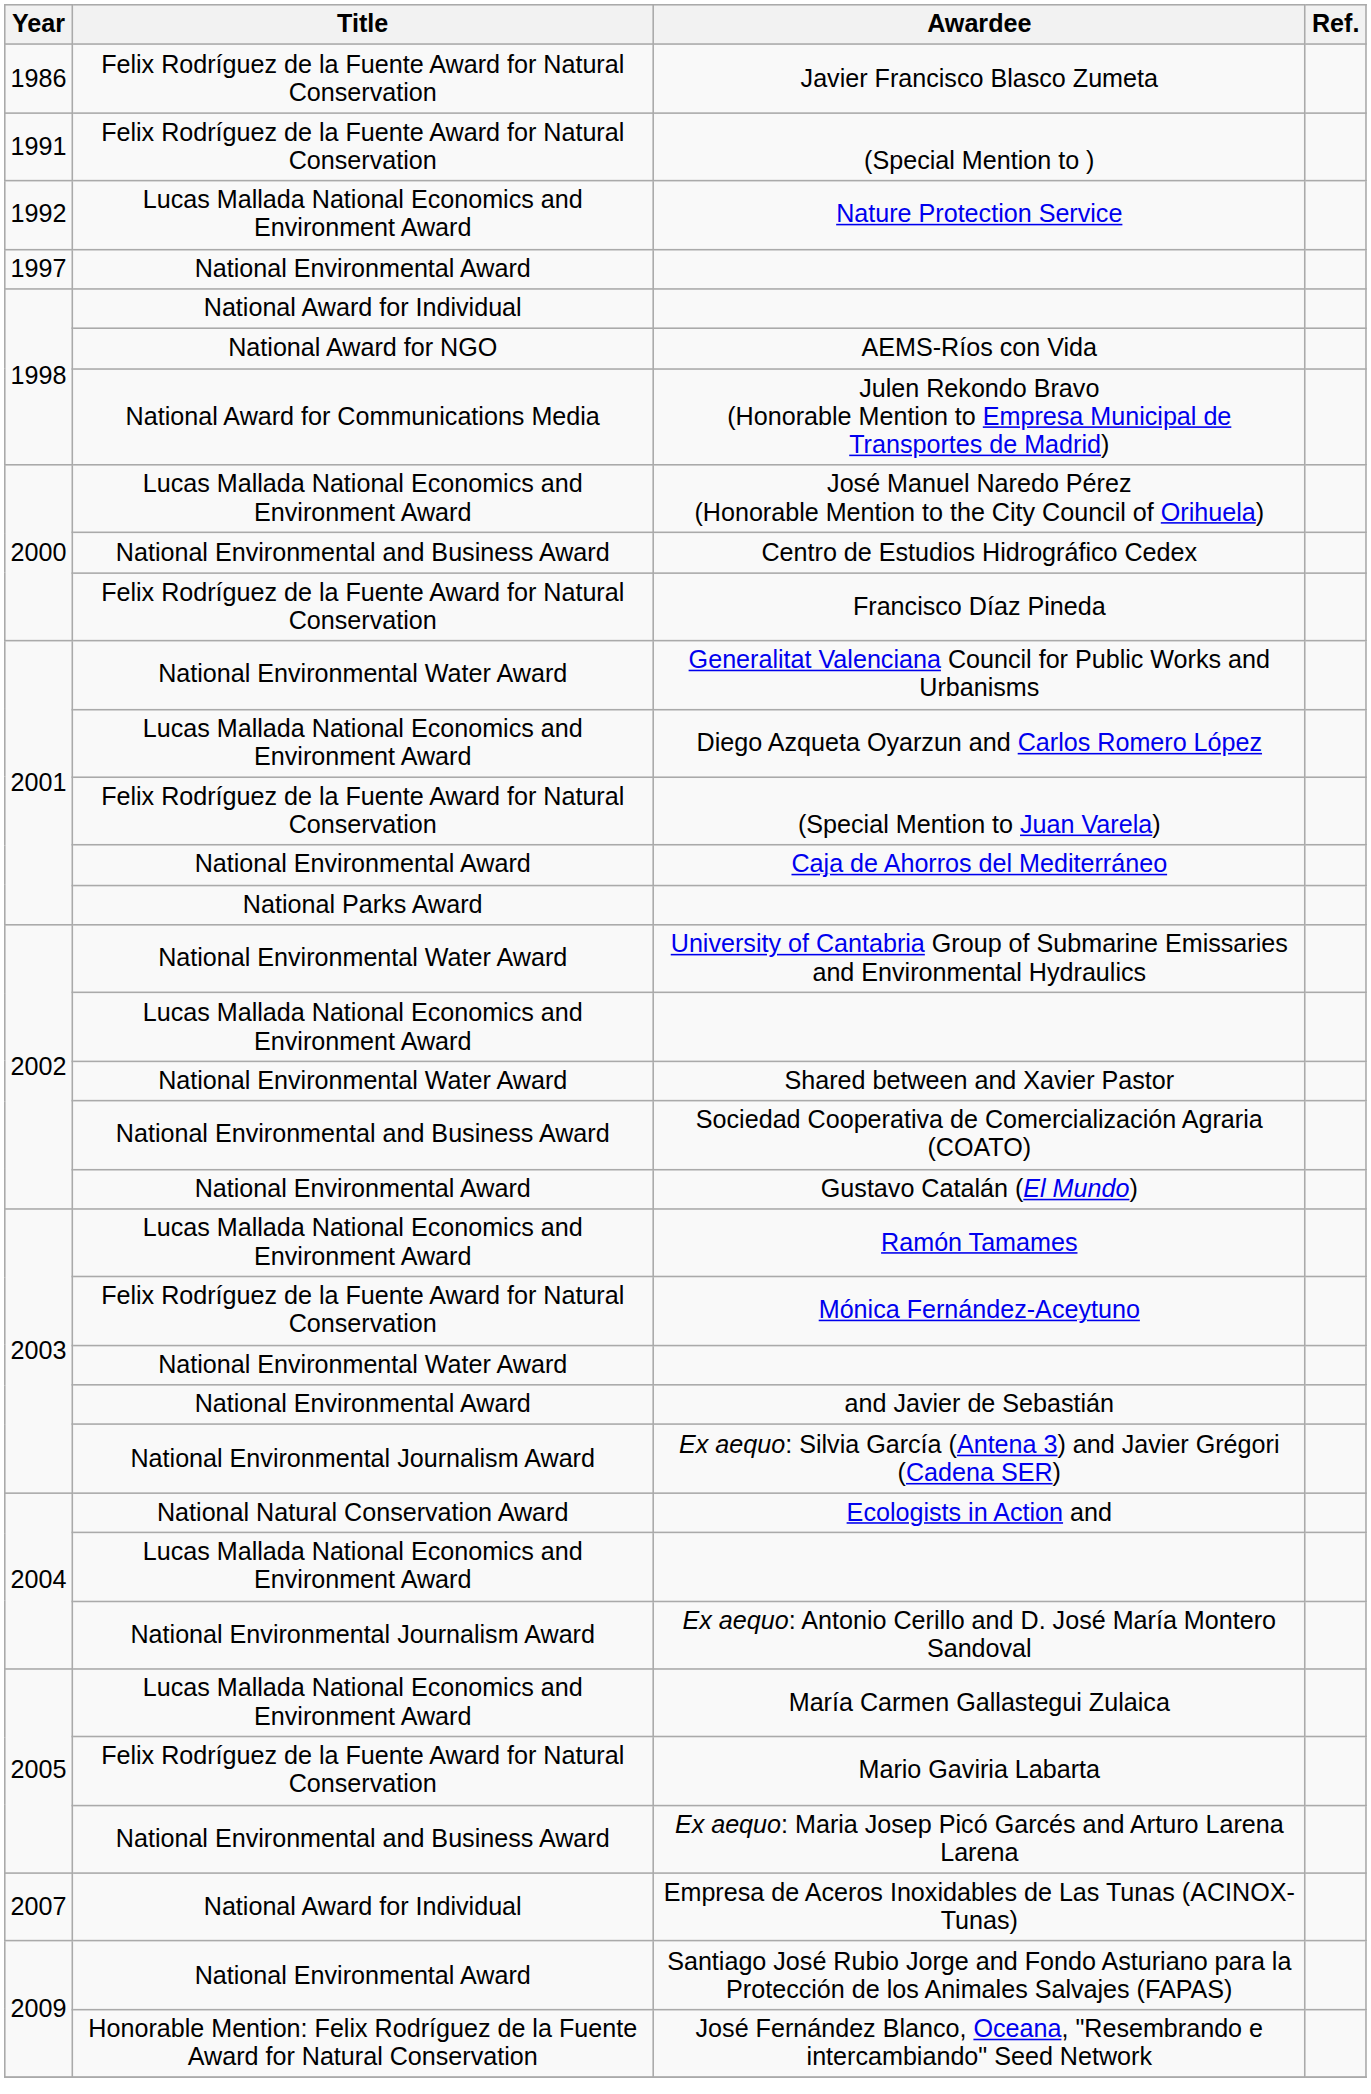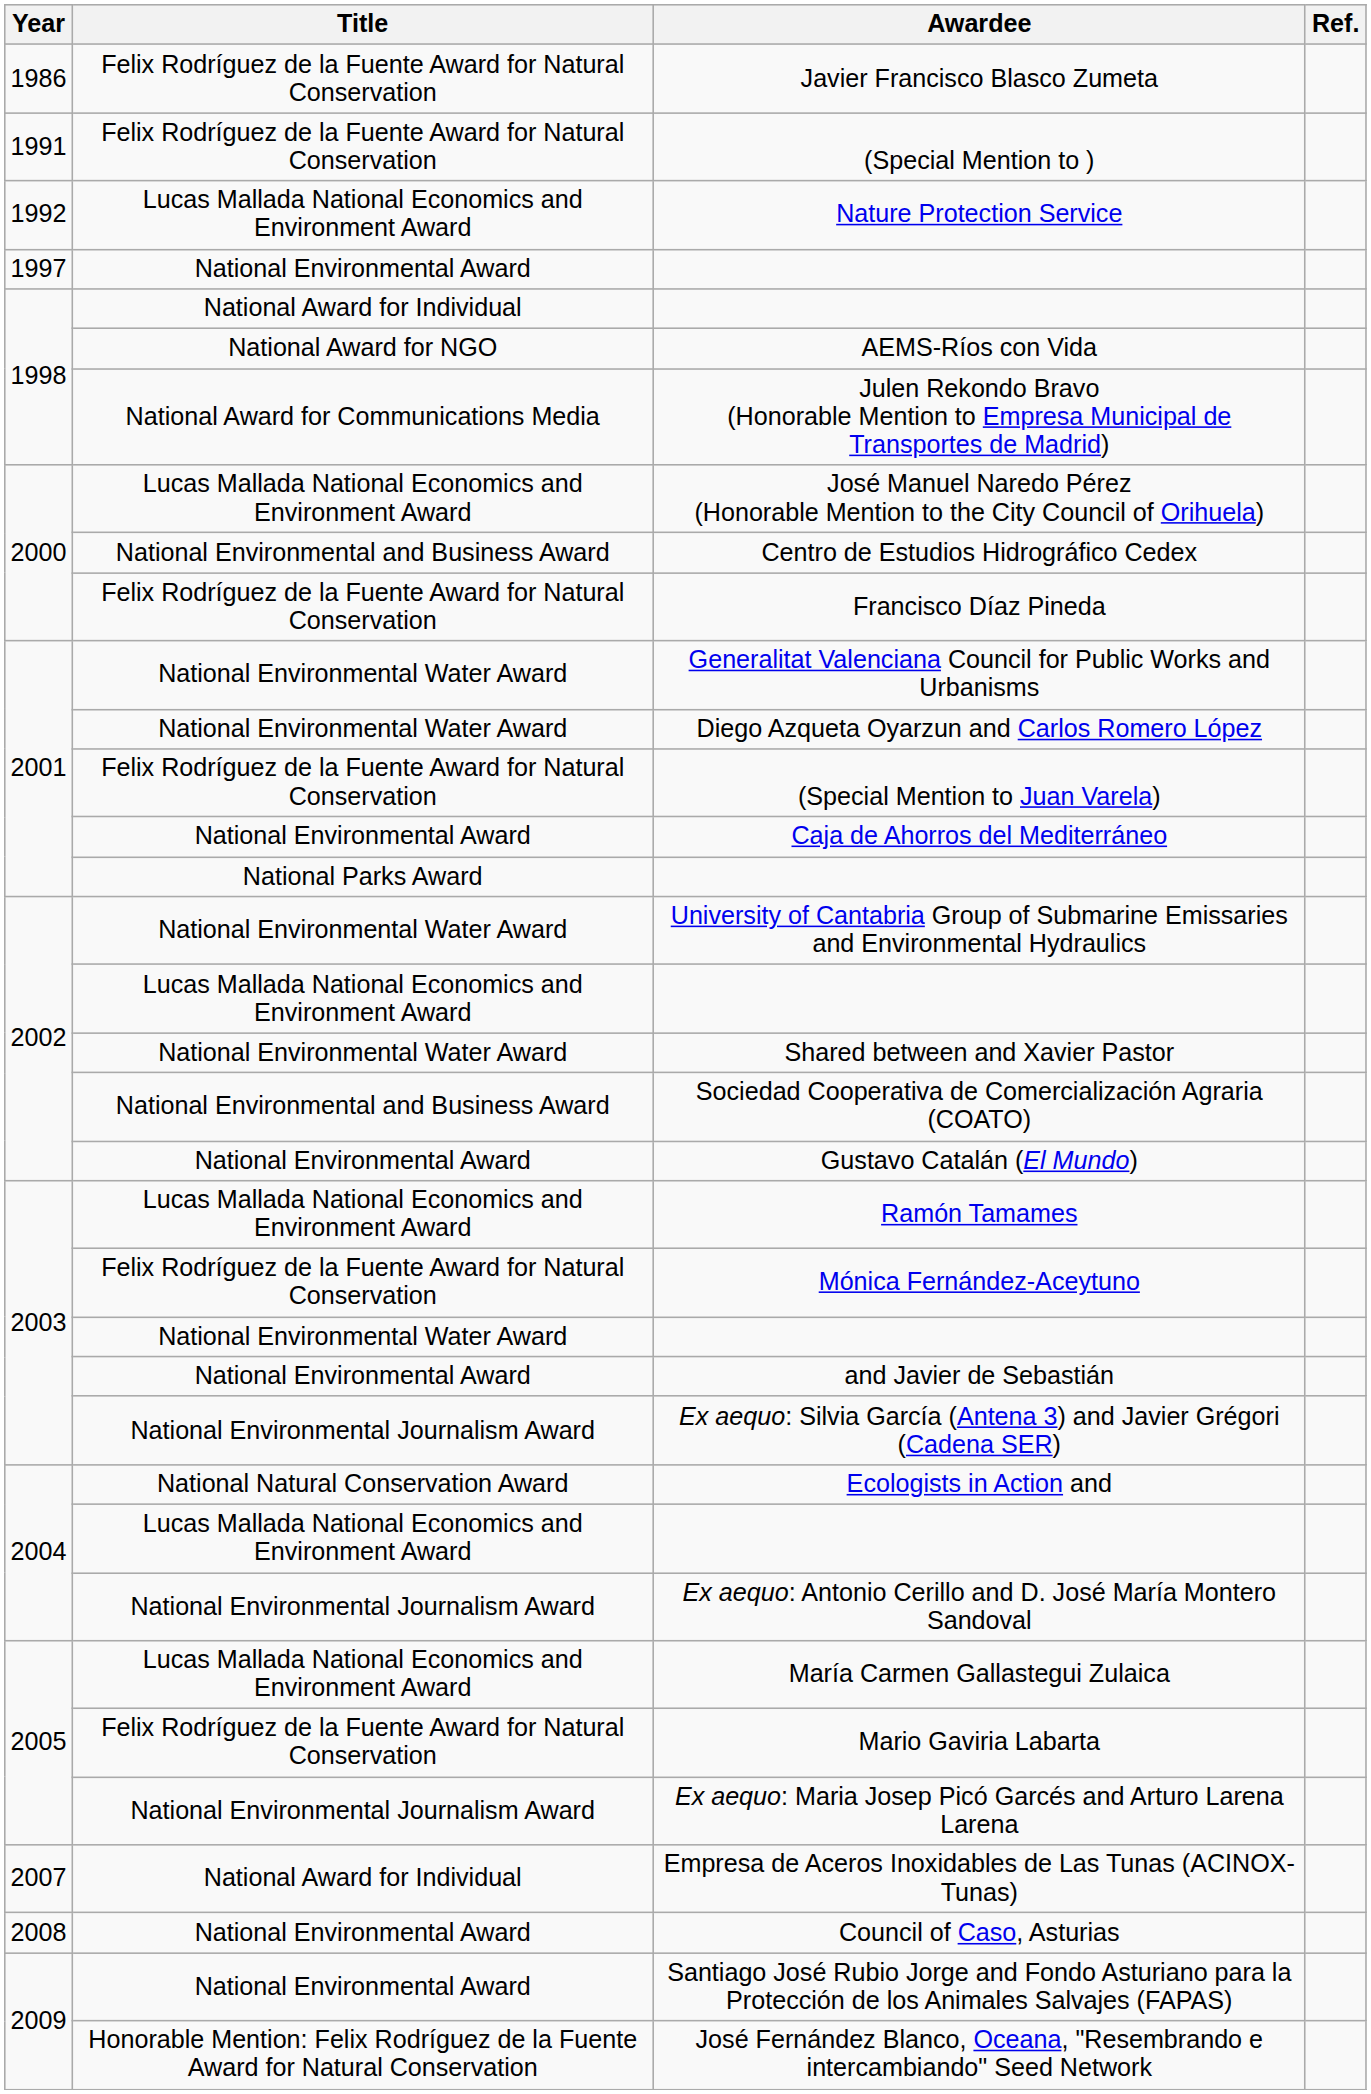(363, 742) Lucas Mallada National Economics and Environment Award -> (363, 728) National Environmental Water Award
(363, 1838) National Environmental and Business Award -> (363, 1810) National Environmental Journalism Award
+ row: (39, 1932)
